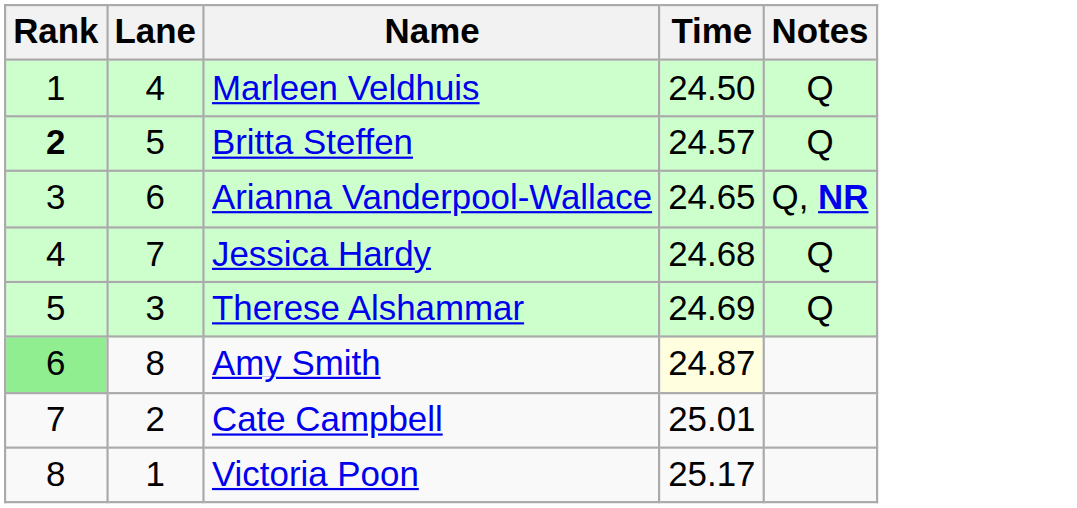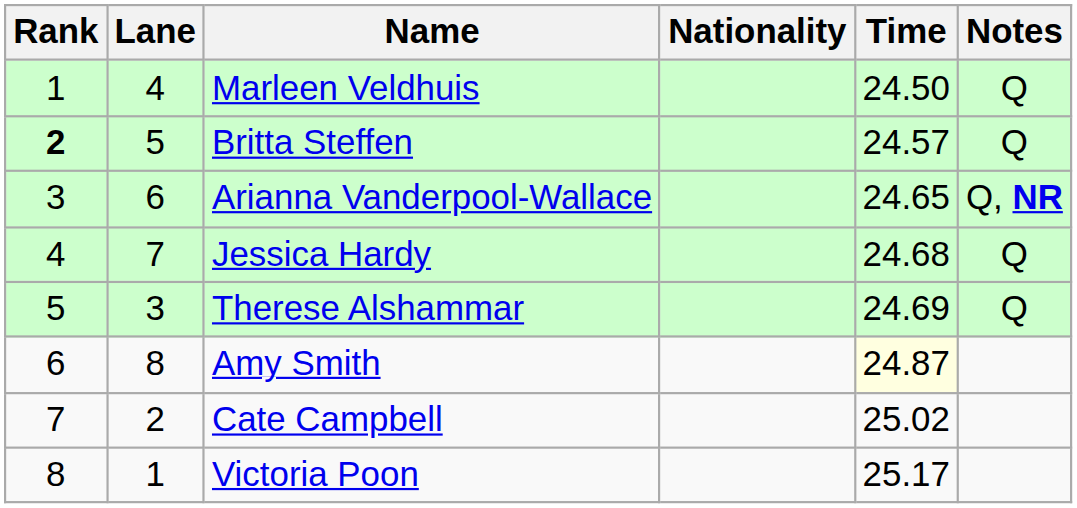+ column: (757, 32)
(56, 364) lightgreen background -> (56, 364) no background
(712, 419) 25.01 -> (906, 419) 25.02
